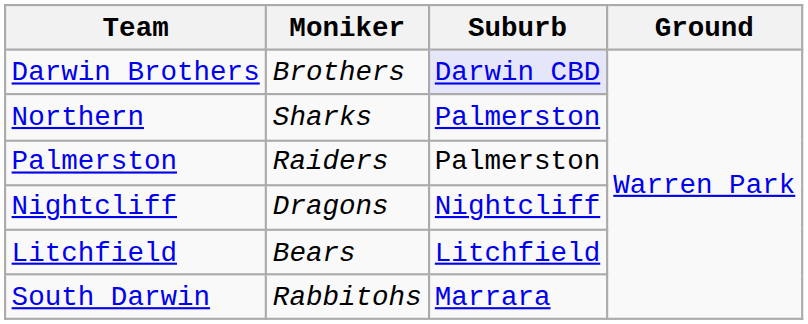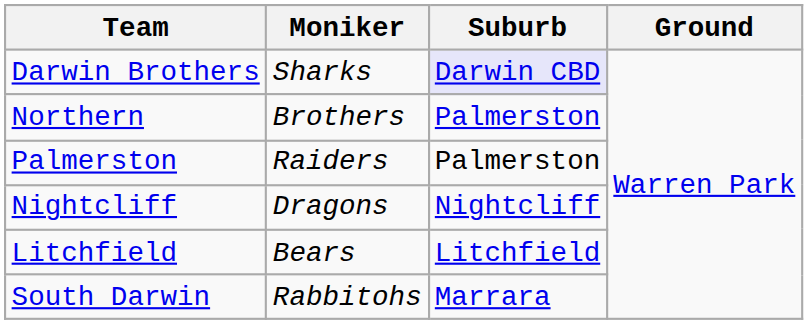(339, 72) Brothers -> (322, 72) Sharks
(322, 117) Sharks -> (339, 117) Brothers
